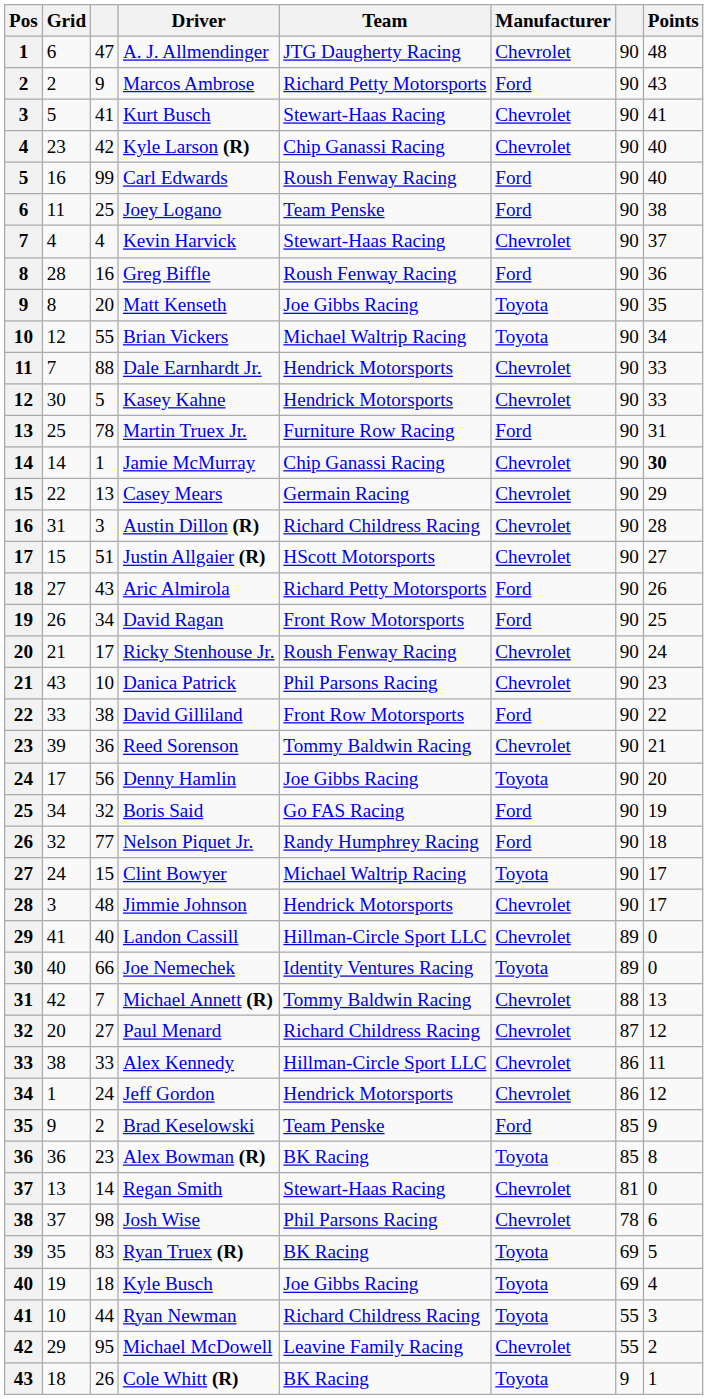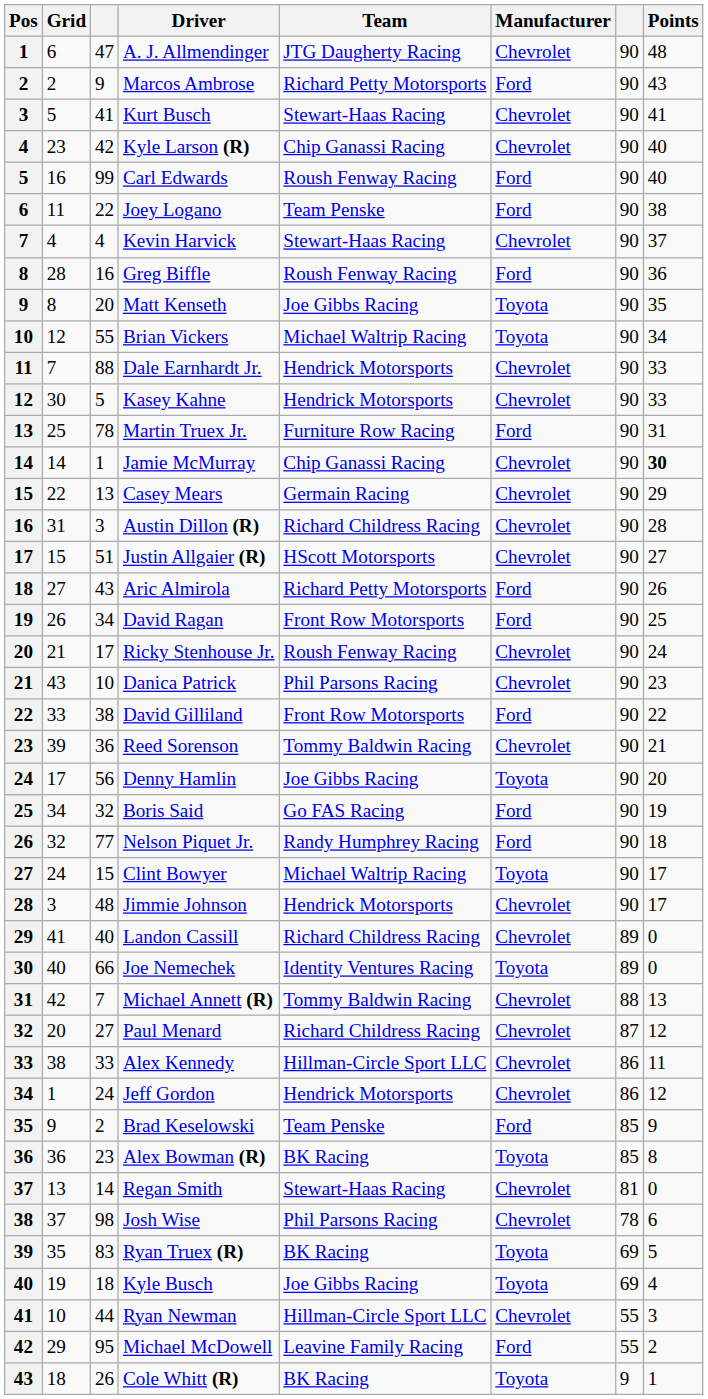(105, 209) 25 -> (105, 209) 22
(385, 936) Hillman-Circle Sport LLC -> (382, 936) Richard Childress Racing
(382, 1315) Richard Childress Racing -> (385, 1315) Hillman-Circle Sport LLC
(522, 1315) Toyota -> (533, 1315) Chevrolet
(533, 1346) Chevrolet -> (513, 1346) Ford
